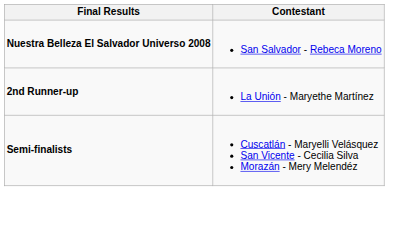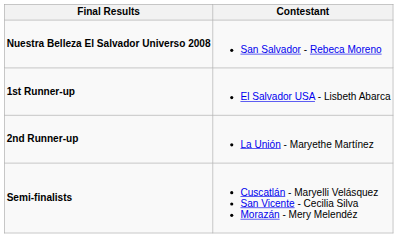+ row: (41, 91)
